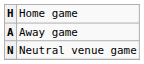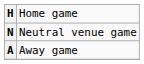rows swapped: (10, 32) <-> (10, 50)
